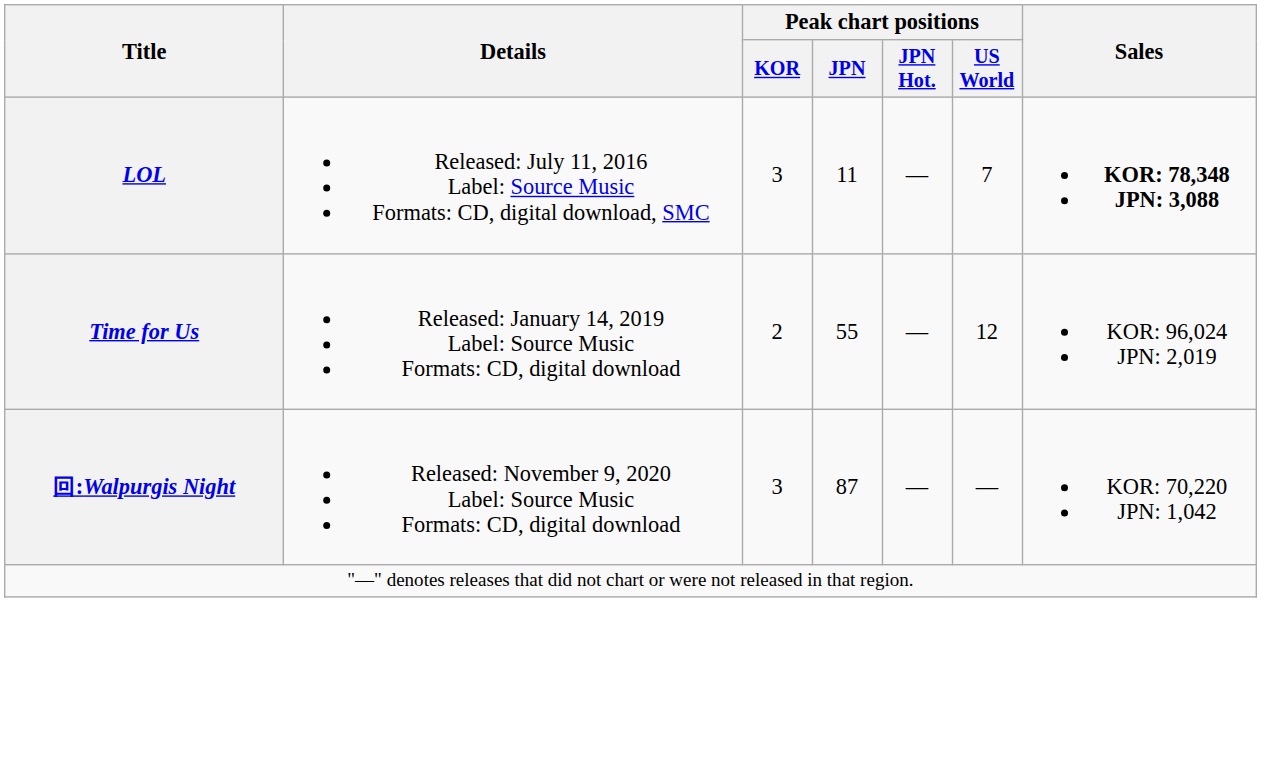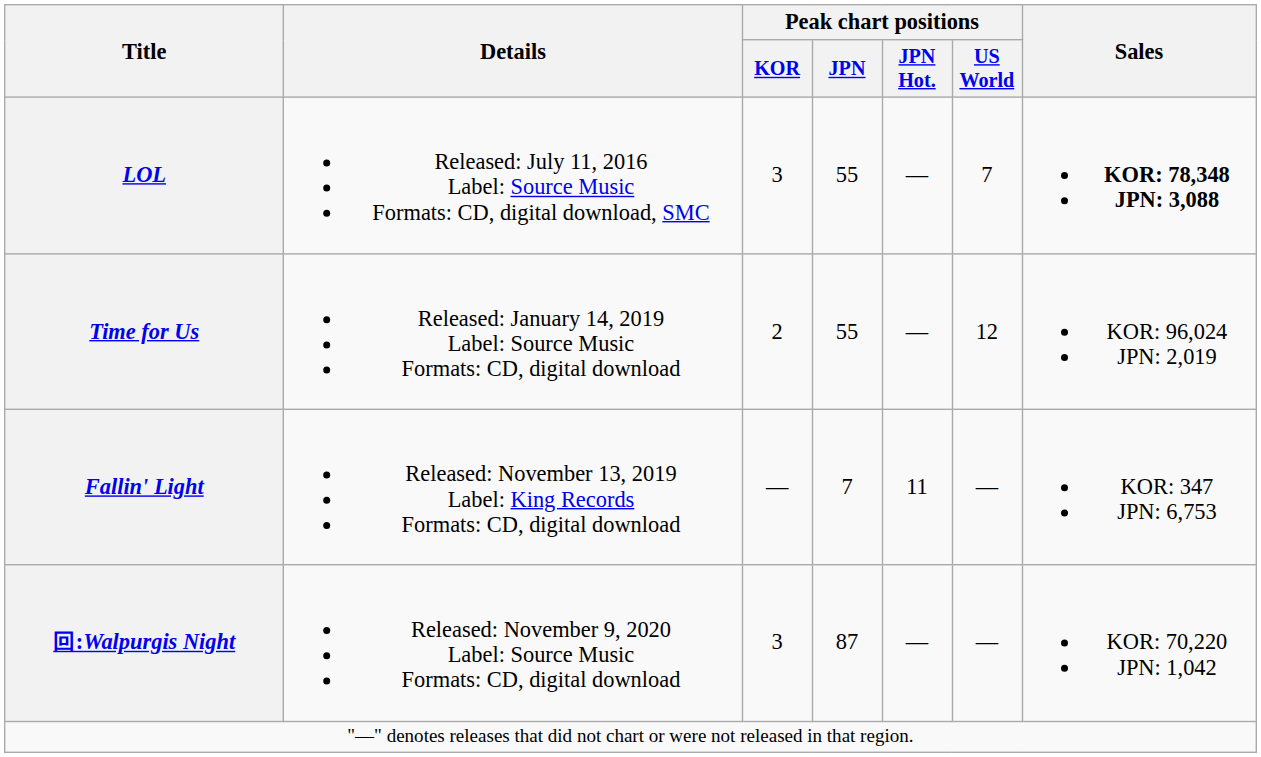(847, 175) 11 -> (847, 175) 55
+ row: (144, 486)
